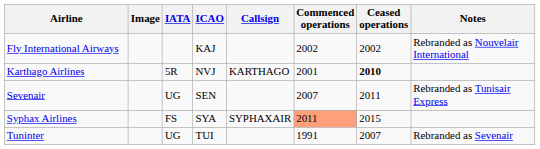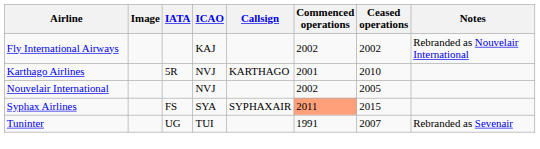(370, 72) bold -> (370, 72) normal
+ row: (58, 89)
- row: (26, 95)
